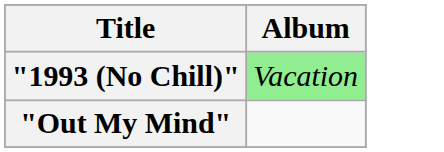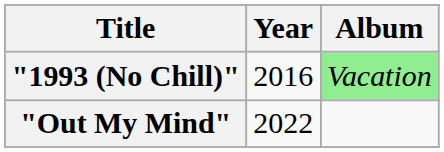+ column: (283, 28)
